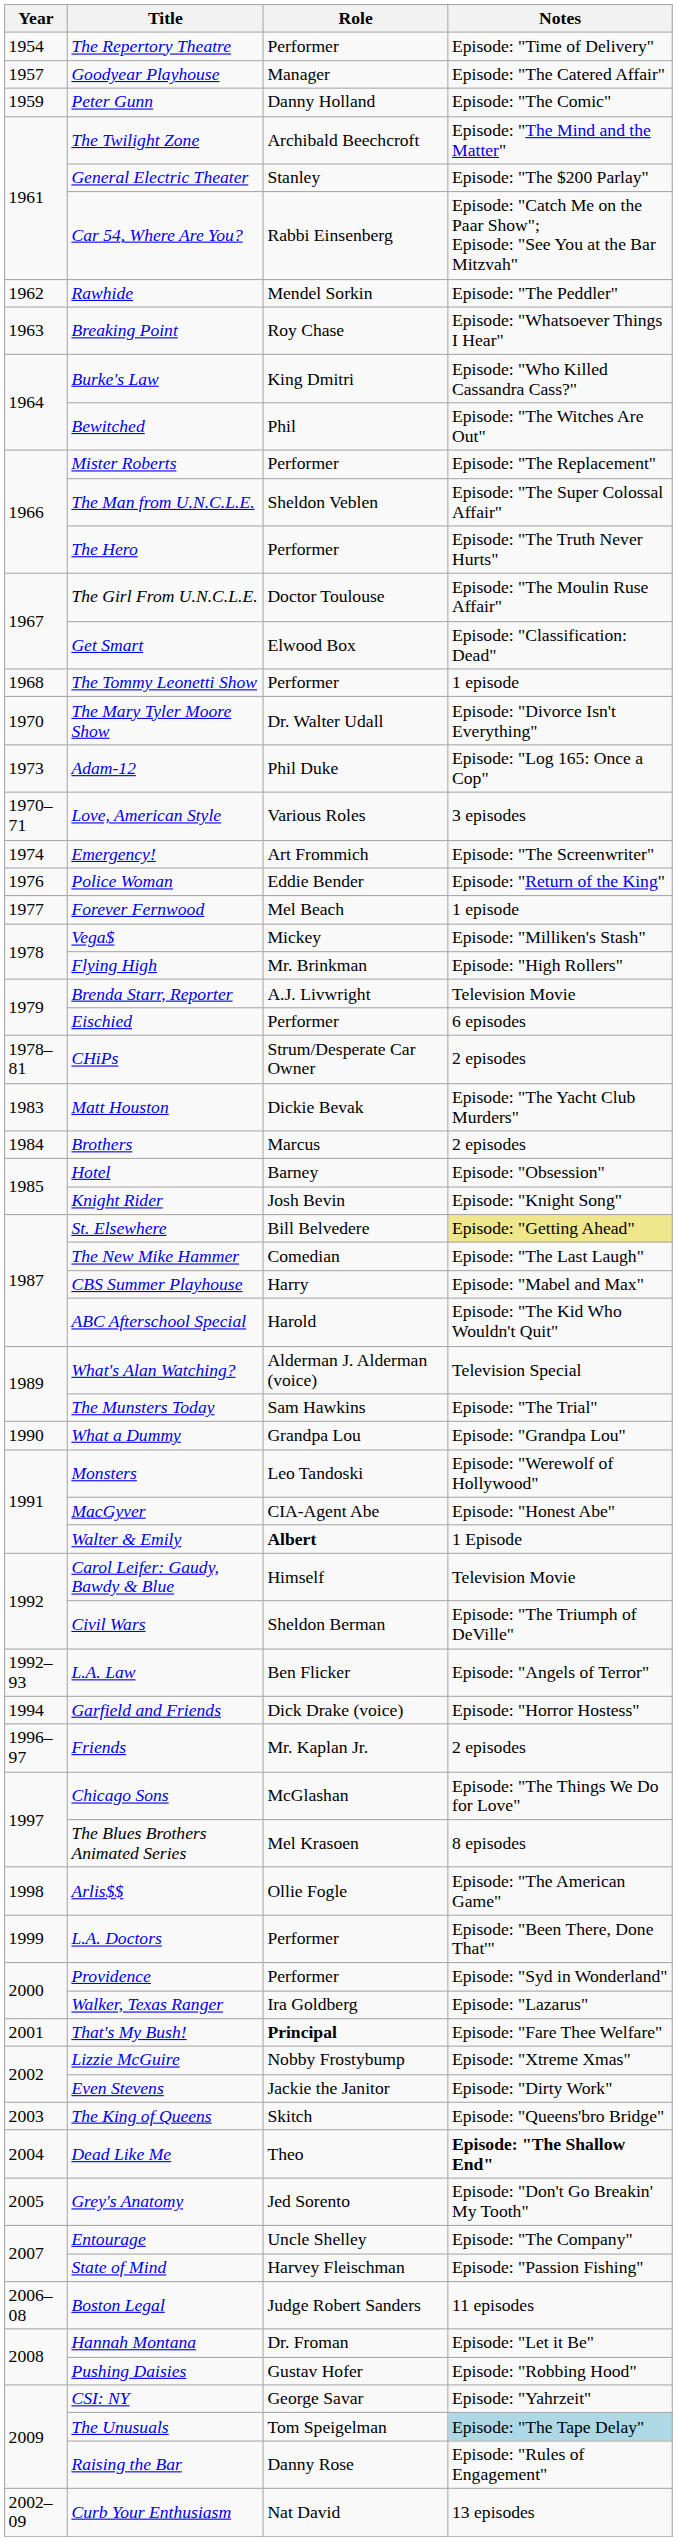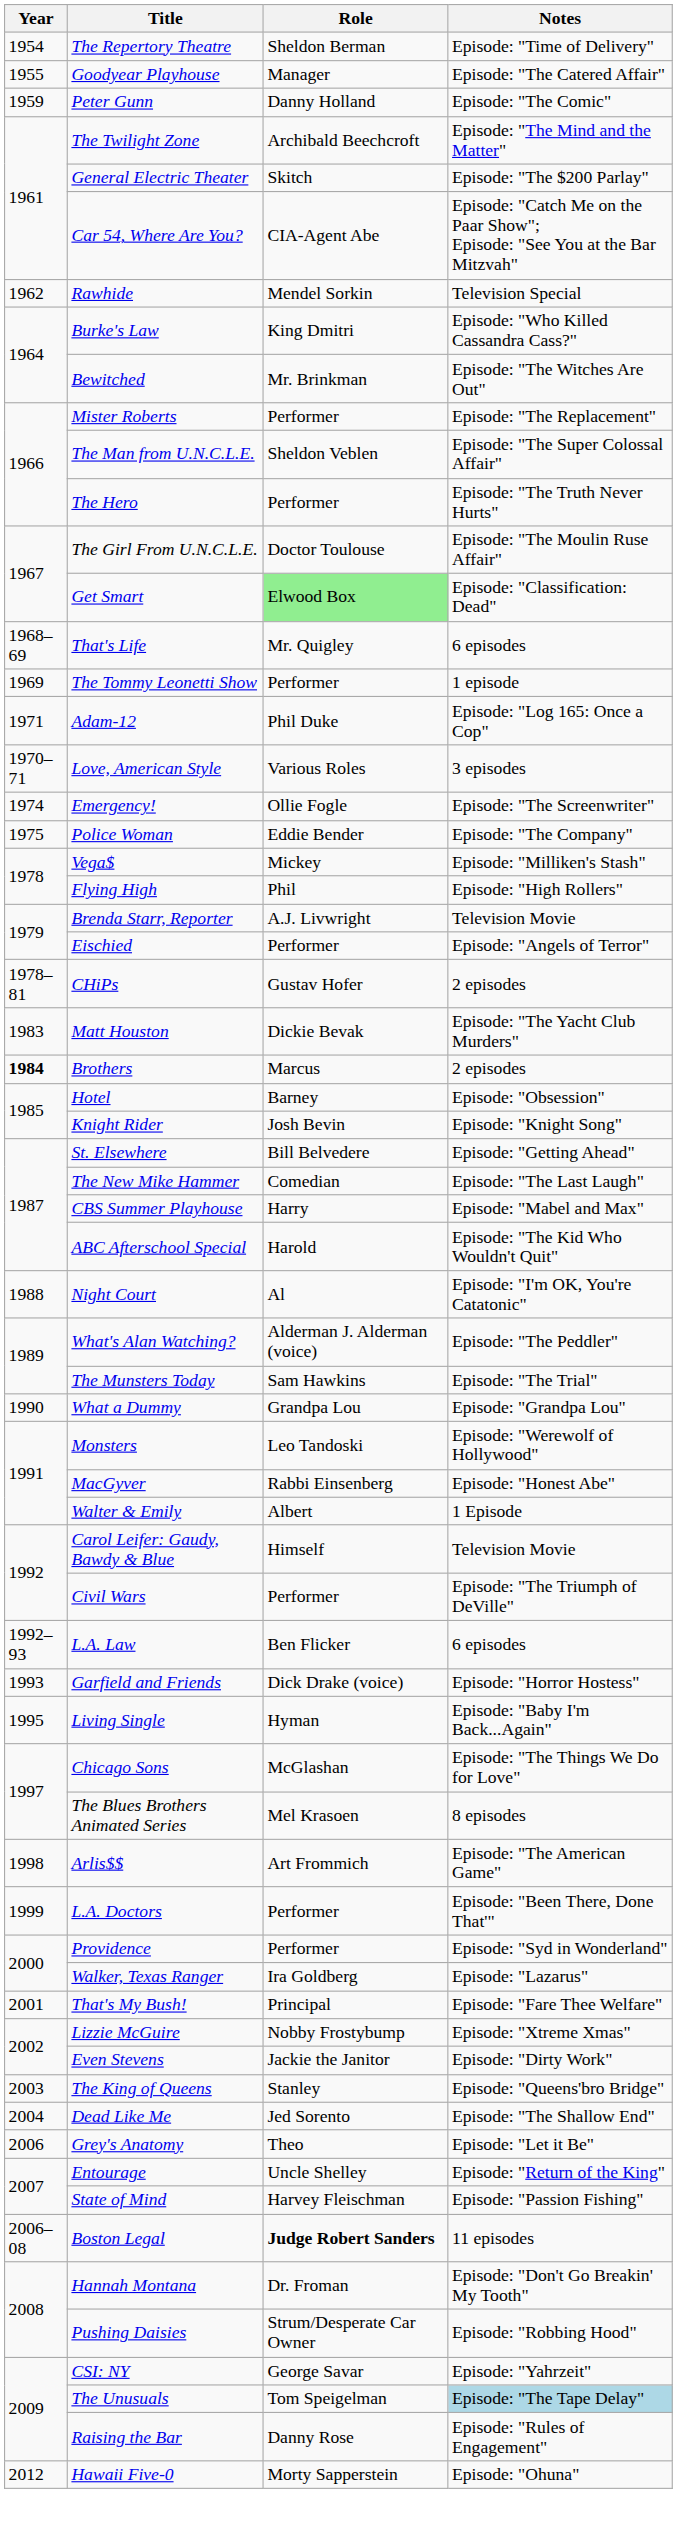(303, 46) Performer -> (326, 46) Sheldon Berman
(26, 74) 1957 -> (26, 74) 1955
(294, 177) Stanley -> (290, 177) Skitch
(330, 235) Rabbi Einsenberg -> (323, 235) CIA-Agent Abe
(535, 293) Episode: "The Peddler" -> (517, 293) Television Special
- row: (125, 330)
(282, 426) Phil -> (317, 378) Mr. Brinkman
(312, 645) no background -> (312, 597) lightgreen background
+ row: (109, 645)
(26, 682) 1968 -> (26, 682) 1969
- row: (151, 720)
(26, 768) 1973 -> (26, 720) 1971
(318, 853) Art Frommich -> (307, 806) Ollie Fogle
(26, 881) 1976 -> (26, 834) 1975
(558, 881) Episode: "Return of the King" -> (542, 834) Episode: "The Company"
- row: (138, 909)
(317, 965) Mr. Brinkman -> (282, 889) Phil
(489, 1021) 6 episodes -> (551, 945) Episode: "Angels of Terror"
(341, 1059) Strum/Desperate Car Owner -> (315, 983) Gustav Hofer
(26, 1144) normal -> (26, 1069) bold
(543, 1228) khaki background -> (543, 1152) no background
+ row: (114, 1294)
(517, 1369) Television Special -> (535, 1341) Episode: "The Peddler"
(323, 1511) CIA-Agent Abe -> (330, 1483) Rabbi Einsenberg
(292, 1539) bold -> (290, 1511) normal
(326, 1624) Sheldon Berman -> (303, 1596) Performer
(551, 1672) Episode: "Angels of Terror" -> (489, 1644) 6 episodes
(26, 1710) 1994 -> (26, 1682) 1993
+ row: (118, 1720)
- row: (99, 1747)
(307, 1891) Ollie Fogle -> (318, 1863) Art Frommich
(302, 2032) bold -> (299, 2004) normal
(290, 2116) Skitch -> (294, 2088) Stanley
(285, 2153) Theo -> (309, 2116) Jed Sorento
(539, 2153) bold -> (553, 2116) normal
(26, 2201) 2005 -> (26, 2144) 2006
(309, 2201) Jed Sorento -> (285, 2144) Theo
(552, 2201) Episode: "Don't Go Breakin' My Tooth" -> (523, 2144) Episode: "Let it Be"
(542, 2239) Episode: "The Company" -> (558, 2171) Episode: "Return of the King"
(344, 2305) normal -> (351, 2237) bold
(523, 2343) Episode: "Let it Be" -> (552, 2285) Episode: "Don't Go Breakin' My Tooth"
(315, 2370) Gustav Hofer -> (341, 2333) Strum/Desperate Car Owner
- row: (151, 2512)
+ row: (122, 2474)
